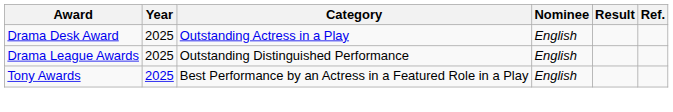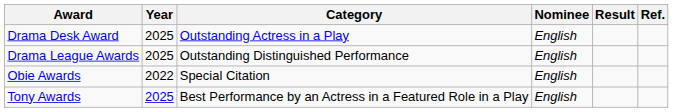+ row: (44, 76)
